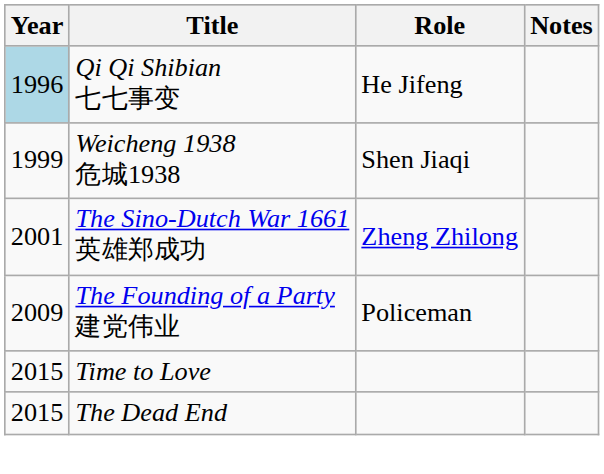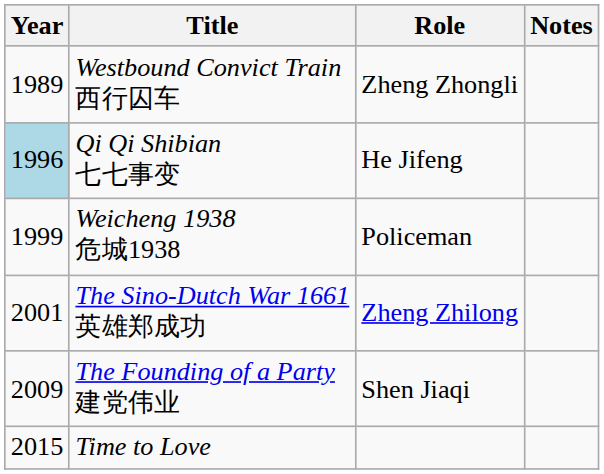+ row: (208, 82)
(416, 160) Shen Jiaqi -> (417, 236) Policeman
(417, 312) Policeman -> (416, 388) Shen Jiaqi
- row: (151, 412)
